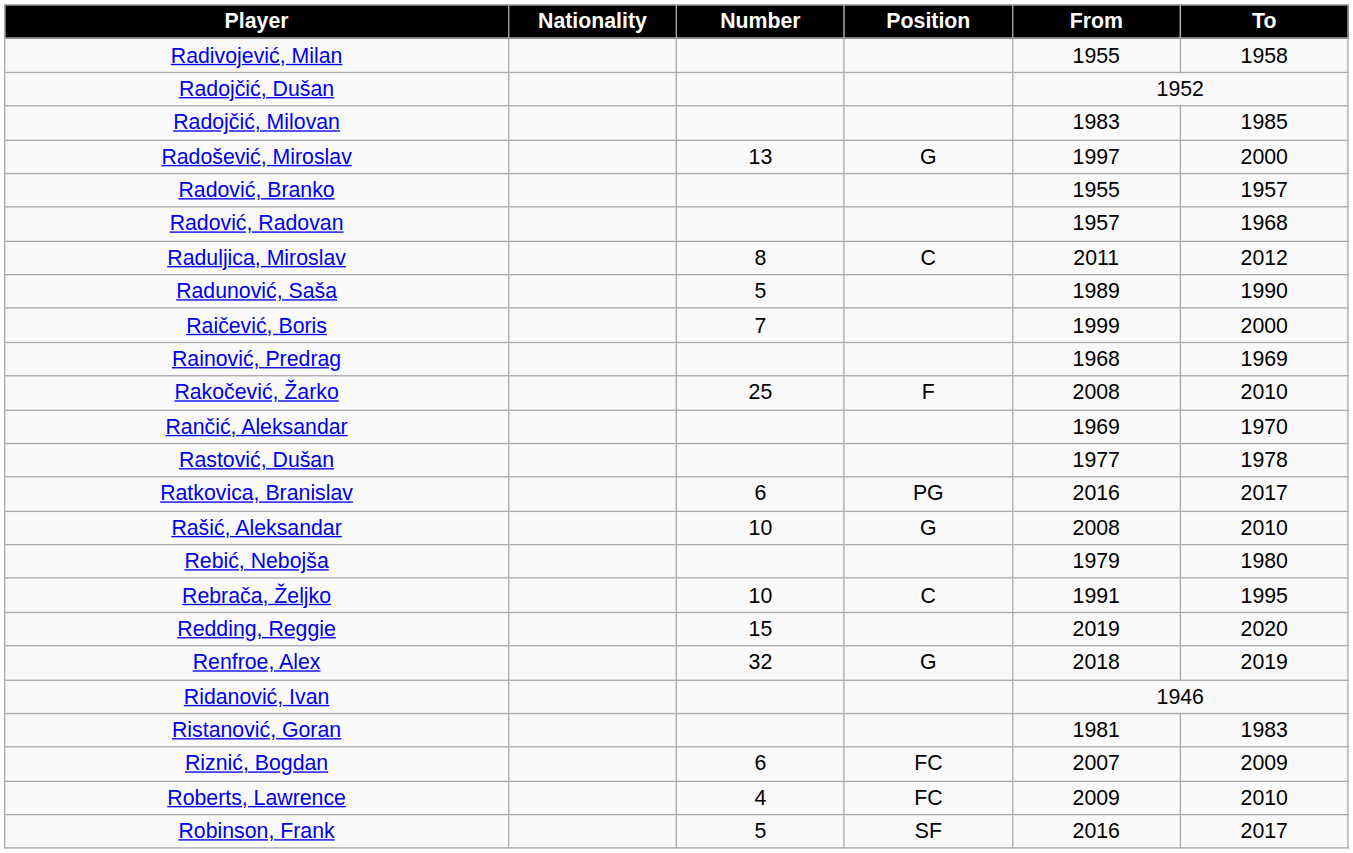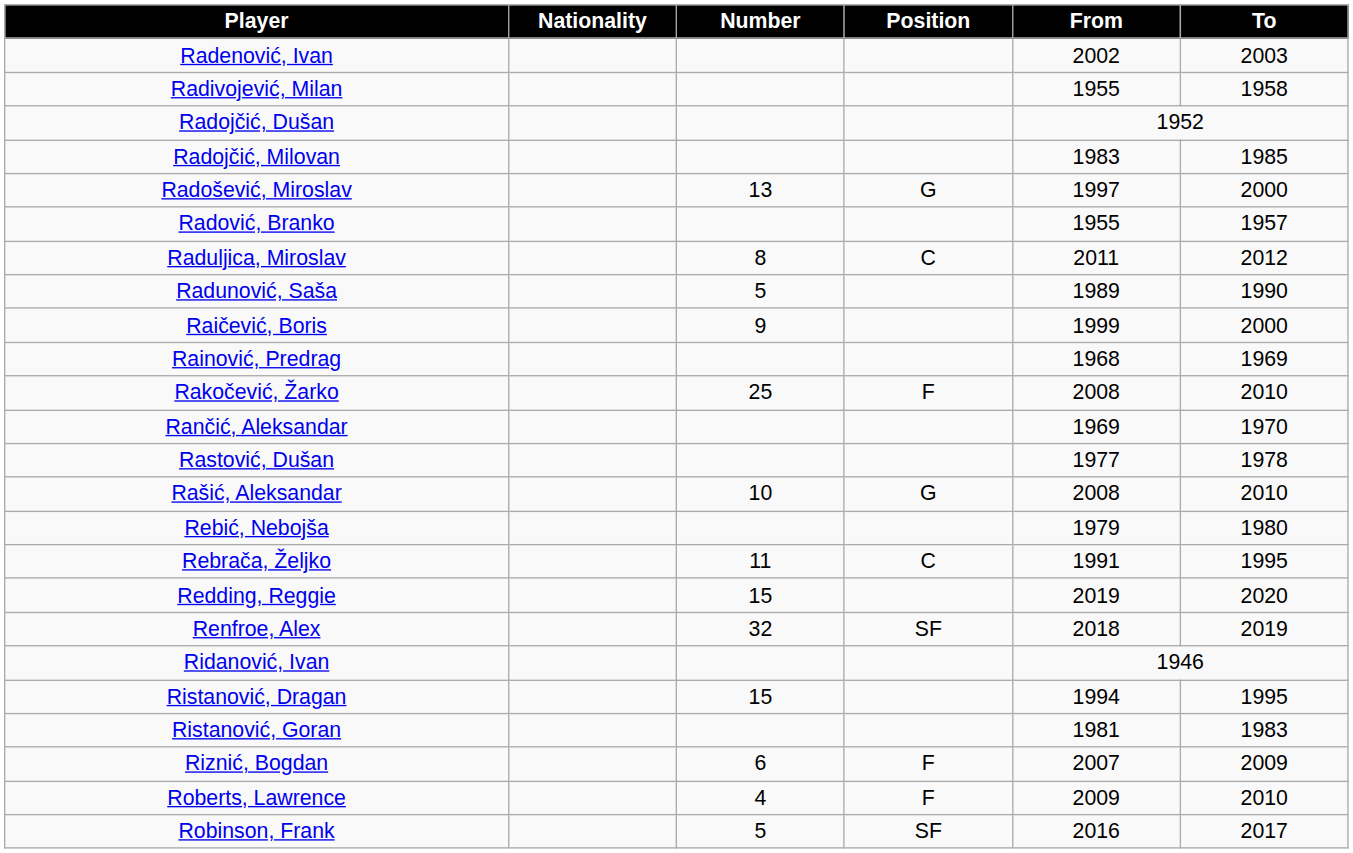+ row: (257, 55)
- row: (257, 223)
(760, 325) 7 -> (760, 325) 9
- row: (257, 493)
(760, 595) 10 -> (760, 561) 11
(928, 662) G -> (928, 628) SF
+ row: (257, 696)
(928, 763) FC -> (928, 763) F
(928, 797) FC -> (928, 797) F
